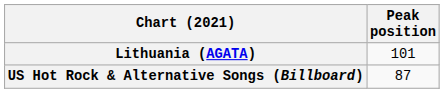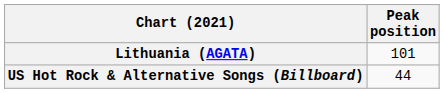(403, 77) 87 -> (403, 77) 44
